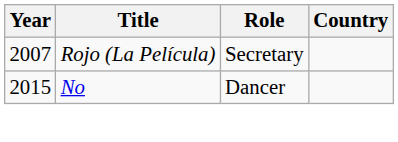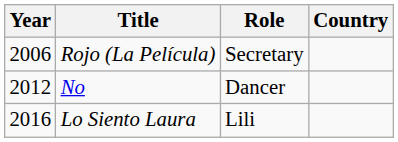(30, 53) 2007 -> (30, 53) 2006
(30, 86) 2015 -> (30, 86) 2012
+ row: (128, 119)
